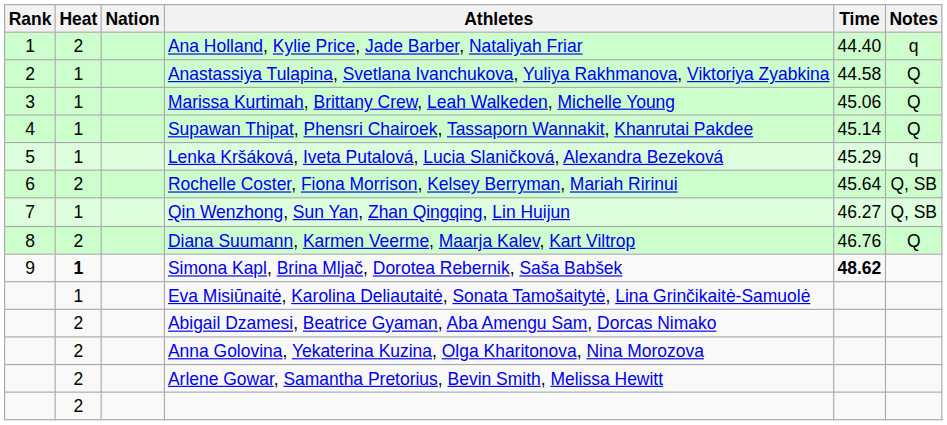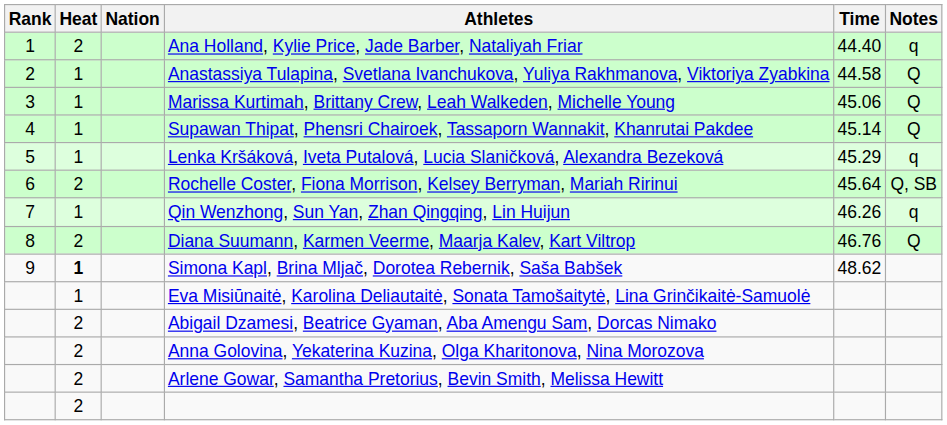(859, 212) 46.27 -> (859, 212) 46.26
(914, 212) Q, SB -> (914, 212) q
(859, 268) bold -> (859, 268) normal
